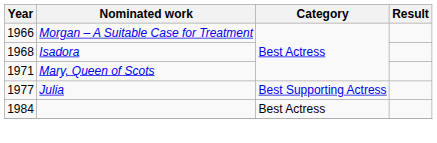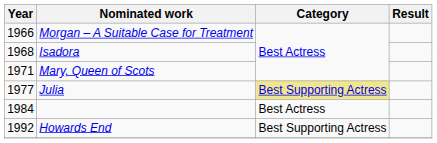(323, 90) no background -> (323, 90) khaki background
+ row: (20, 128)
